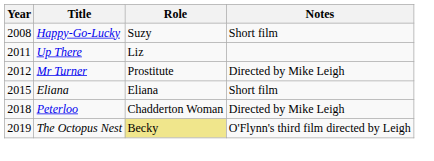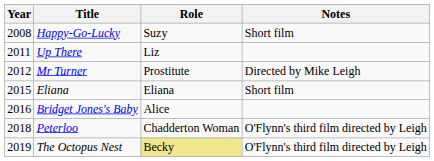+ row: (87, 109)
(287, 109) Directed by Mike Leigh -> (336, 128) O'Flynn's third film directed by Leigh
